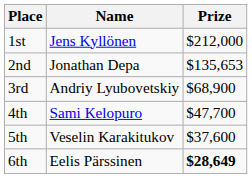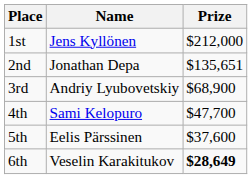(215, 64) $135,653 -> (215, 64) $135,651
(112, 137) Veselin Karakitukov -> (96, 137) Eelis Pärssinen
(96, 161) Eelis Pärssinen -> (112, 161) Veselin Karakitukov
